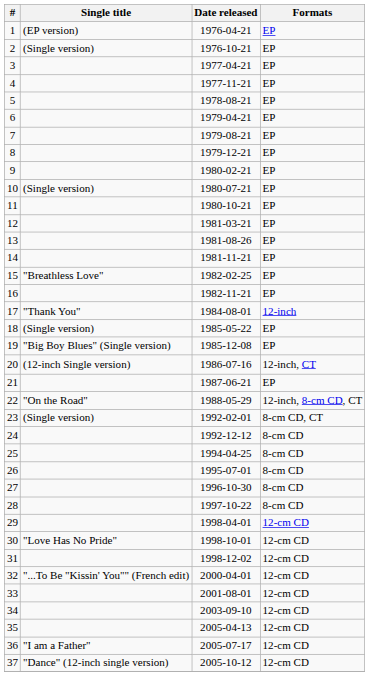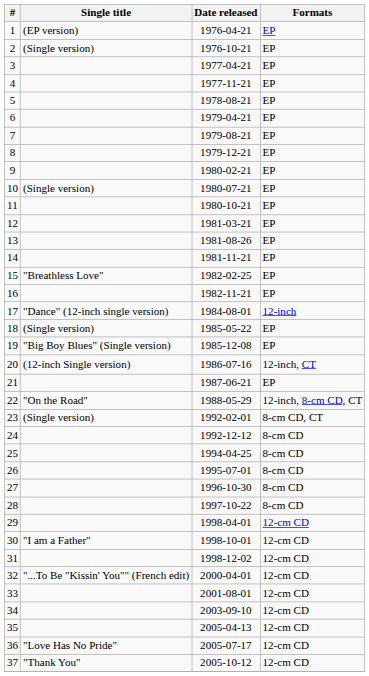(52, 310) "Thank You" -> (96, 310) "Dance" (12-inch single version)
(70, 540) "Love Has No Pride" -> (57, 540) "I am a Father"
(57, 645) "I am a Father" -> (70, 645) "Love Has No Pride"
(96, 663) "Dance" (12-inch single version) -> (52, 663) "Thank You"
